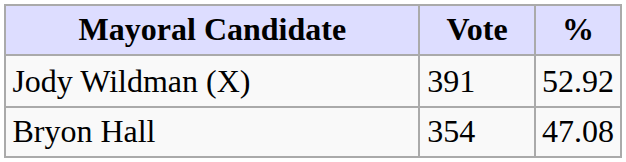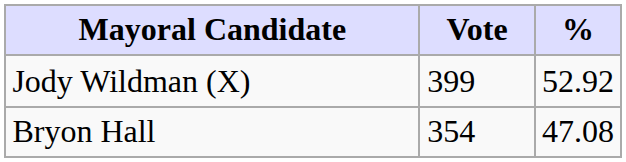(451, 80) 391 -> (451, 80) 399
